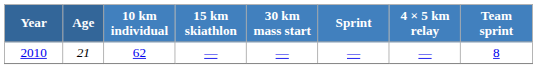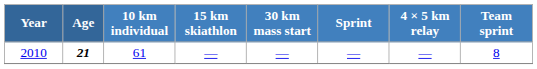(83, 53) normal -> (83, 53) bold
(139, 53) 62 -> (139, 53) 61
